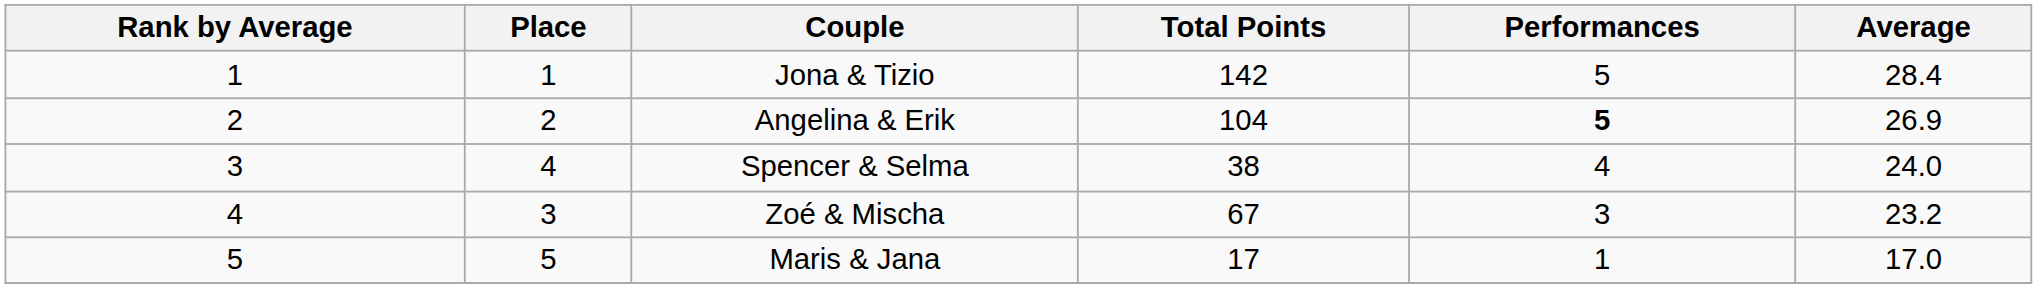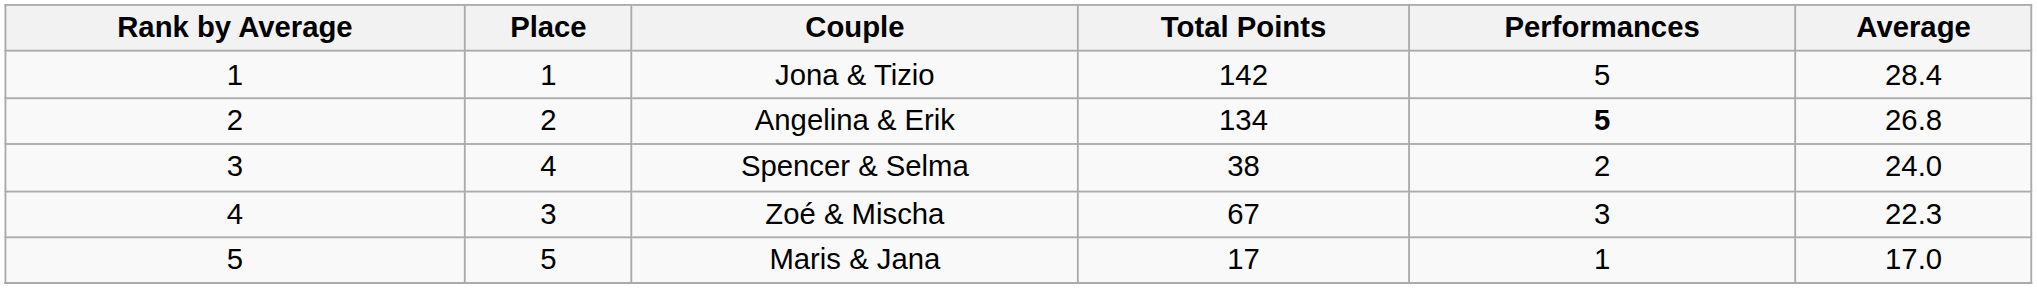(1244, 120) 104 -> (1244, 120) 134
(1914, 120) 26.9 -> (1914, 120) 26.8
(1602, 167) 4 -> (1602, 167) 2
(1914, 213) 23.2 -> (1914, 213) 22.3
